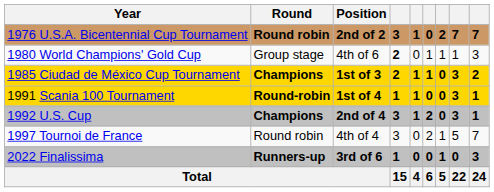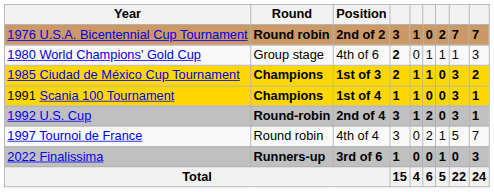(292, 95) Round-robin -> (288, 95) Champions
(288, 116) Champions -> (292, 116) Round-robin
